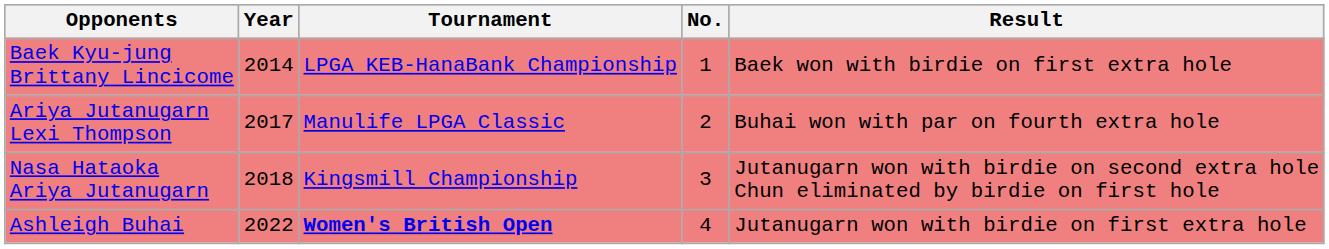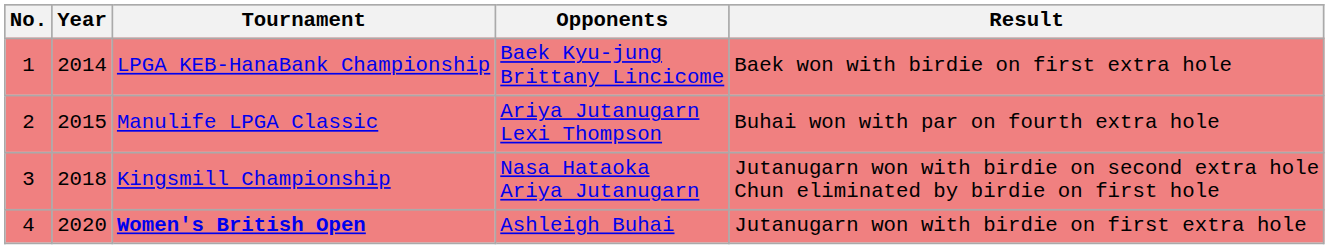columns swapped: (706, 22) <-> (122, 22)
(269, 124) 2017 -> (82, 124) 2015
(269, 226) 2022 -> (82, 226) 2020
